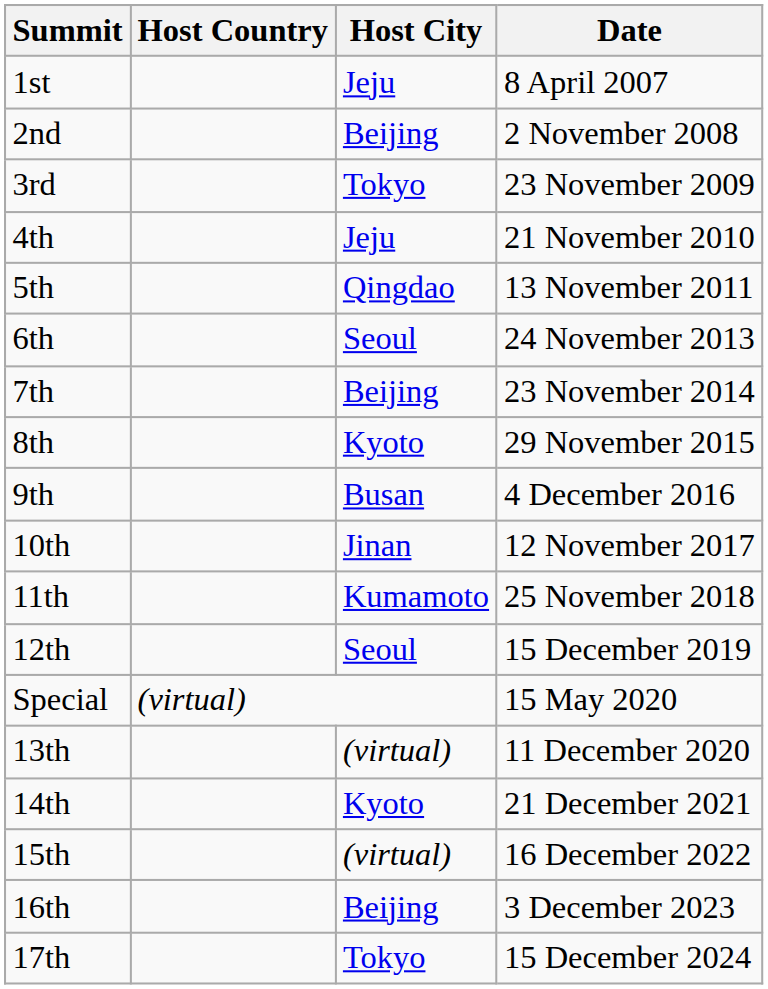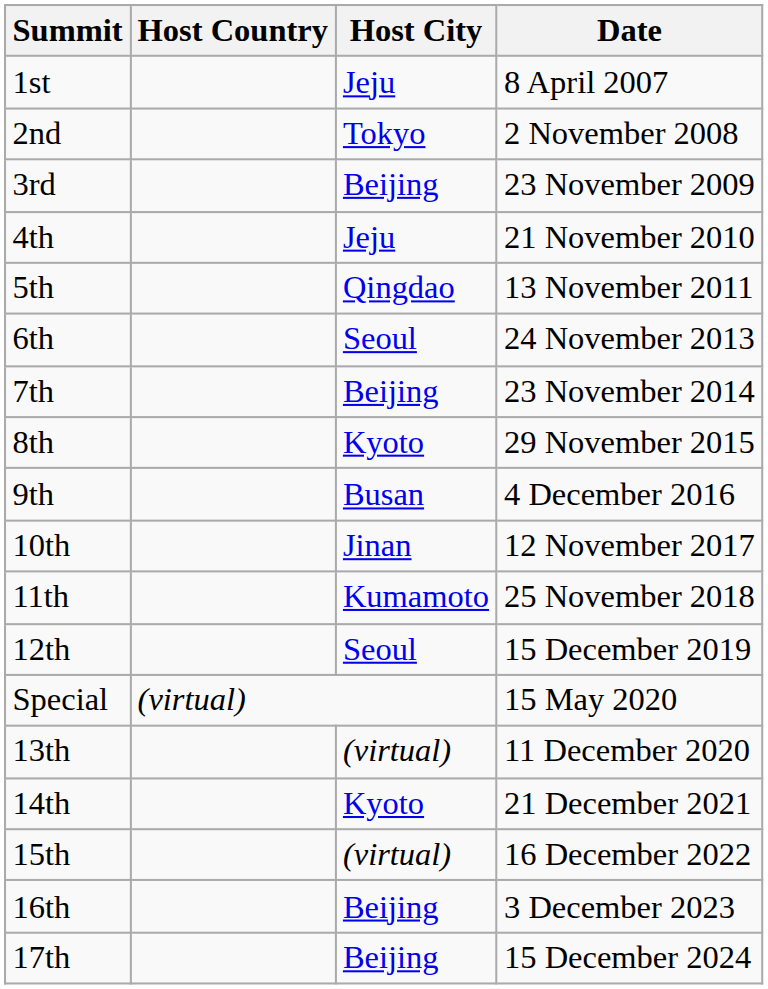(391, 133) Beijing -> (384, 133) Tokyo
(384, 184) Tokyo -> (391, 184) Beijing
(384, 957) Tokyo -> (391, 957) Beijing
